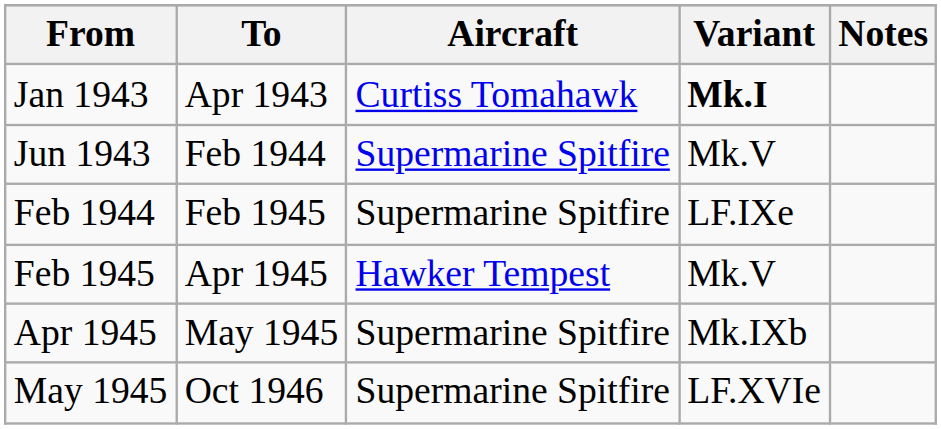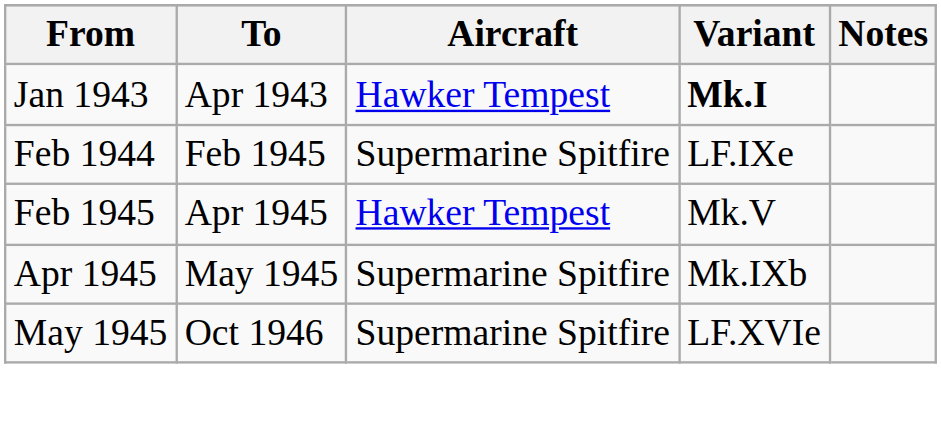(496, 93) Curtiss Tomahawk -> (483, 93) Hawker Tempest
- row: (82, 153)
